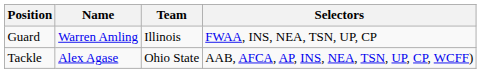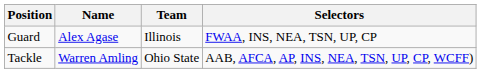(98, 36) Warren Amling -> (88, 36) Alex Agase
(88, 58) Alex Agase -> (98, 58) Warren Amling
